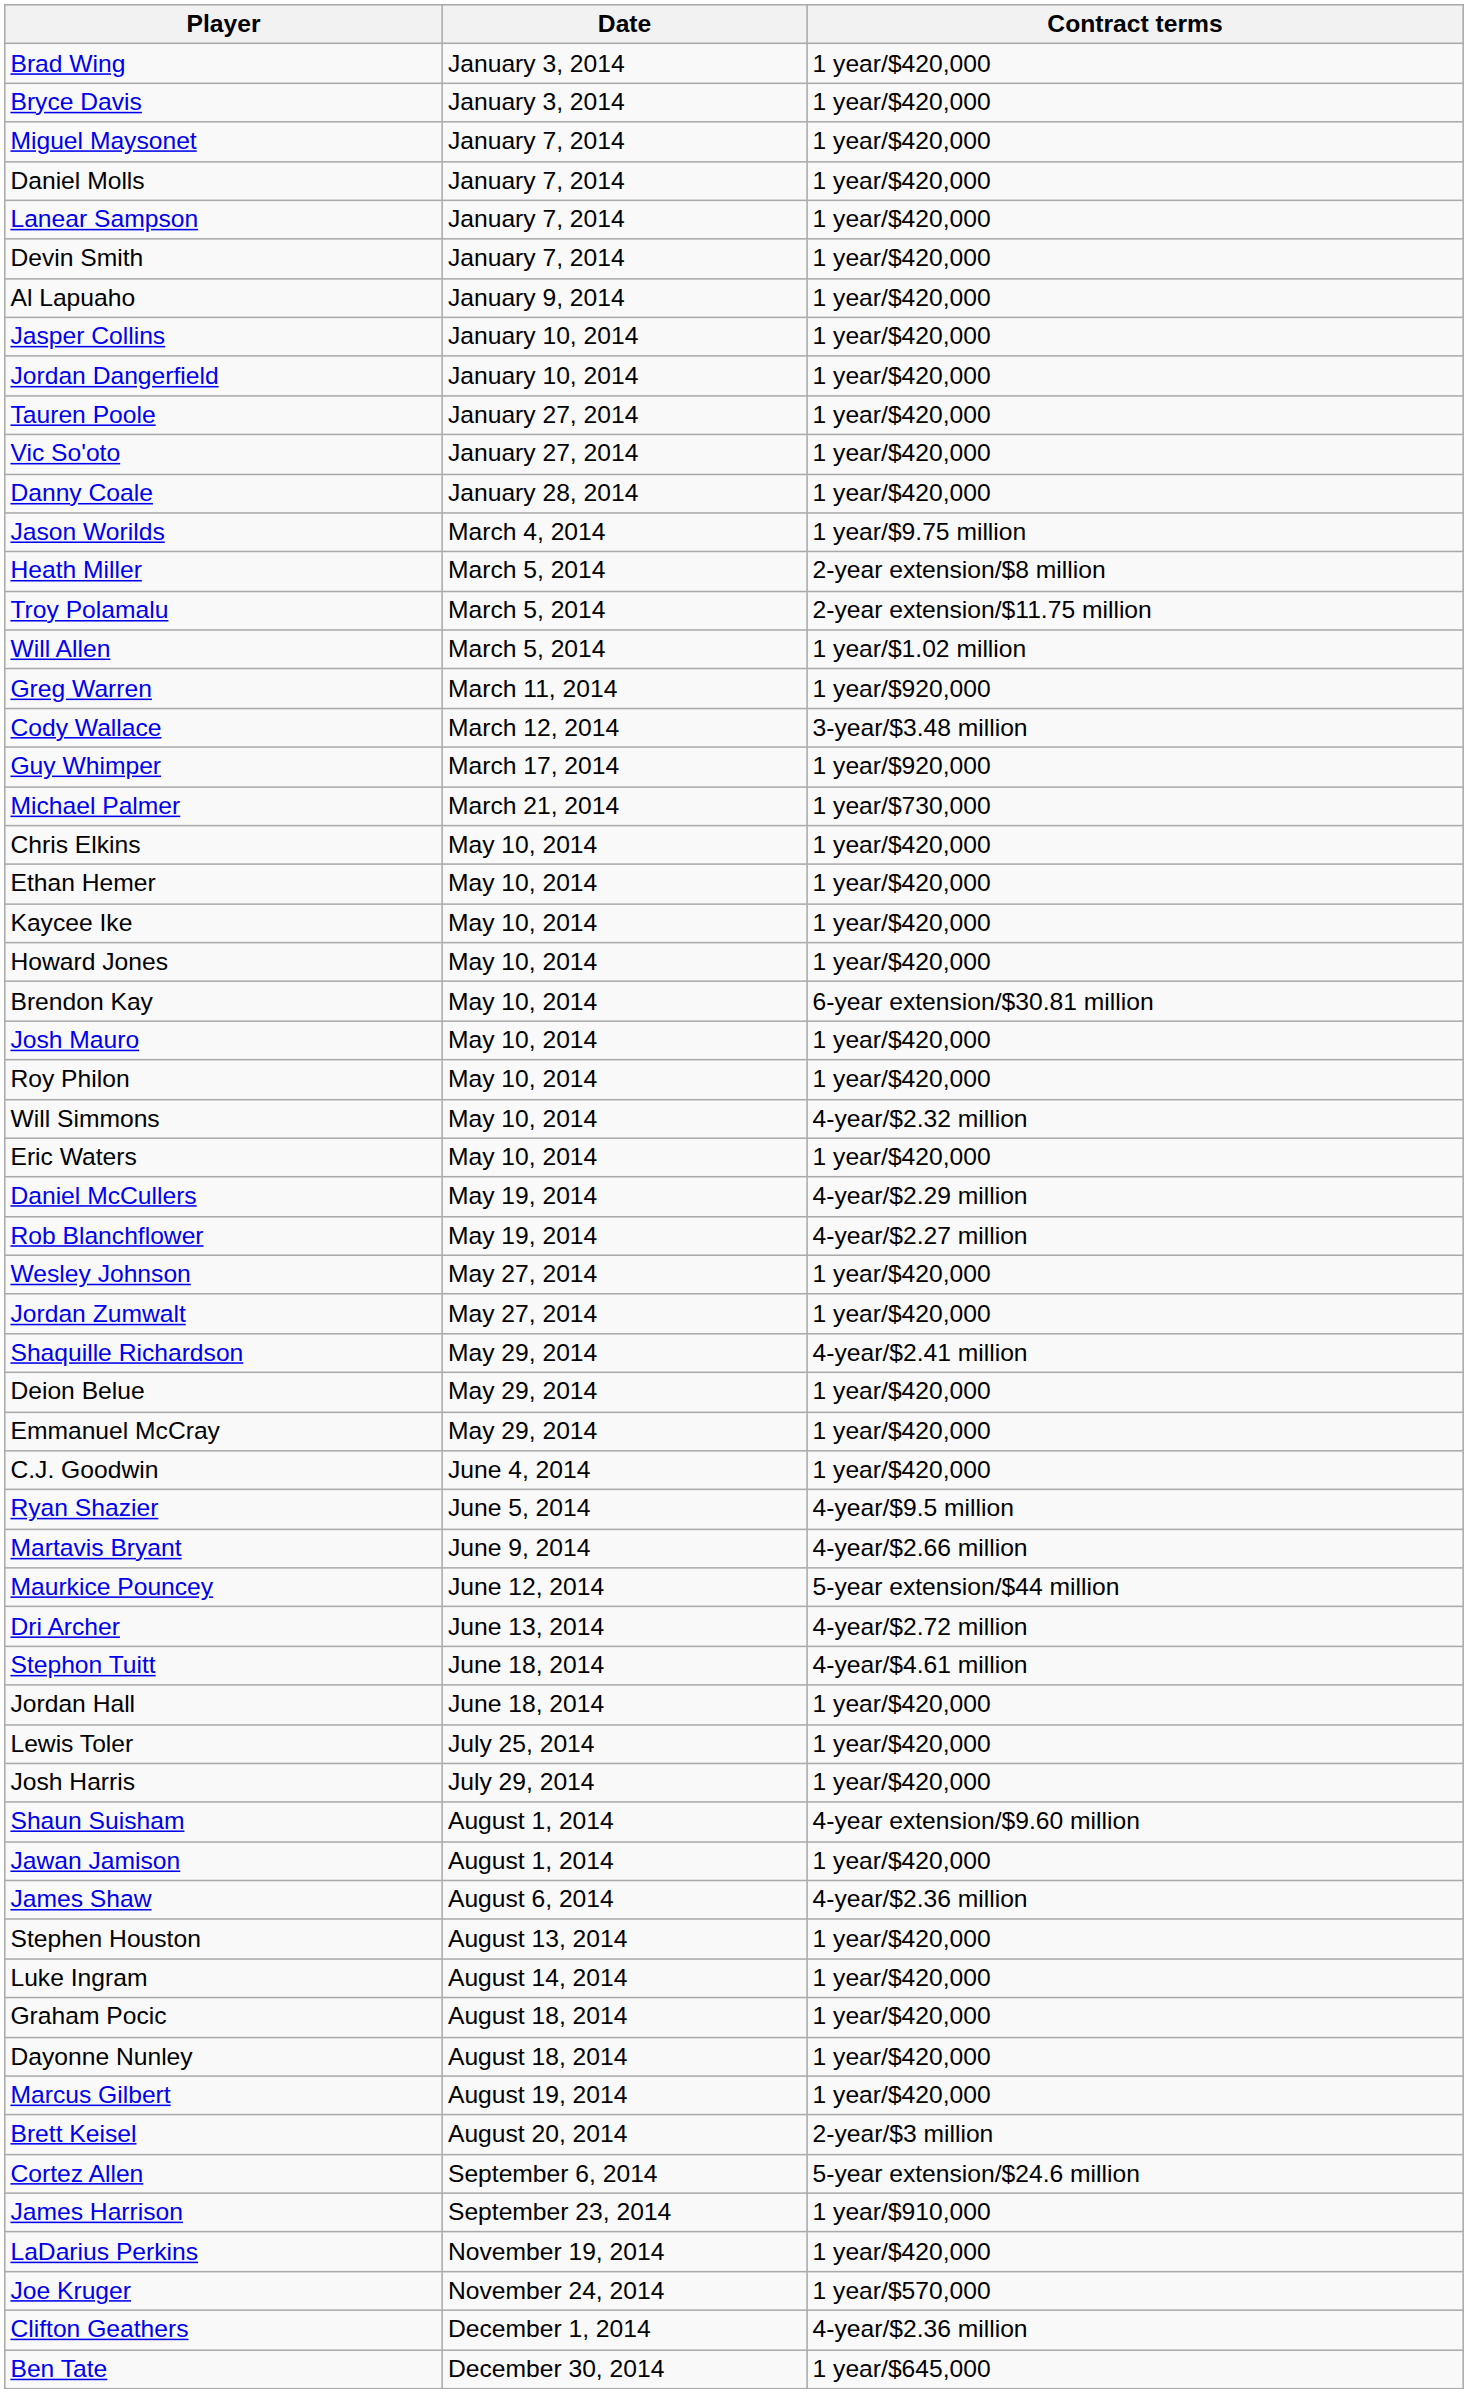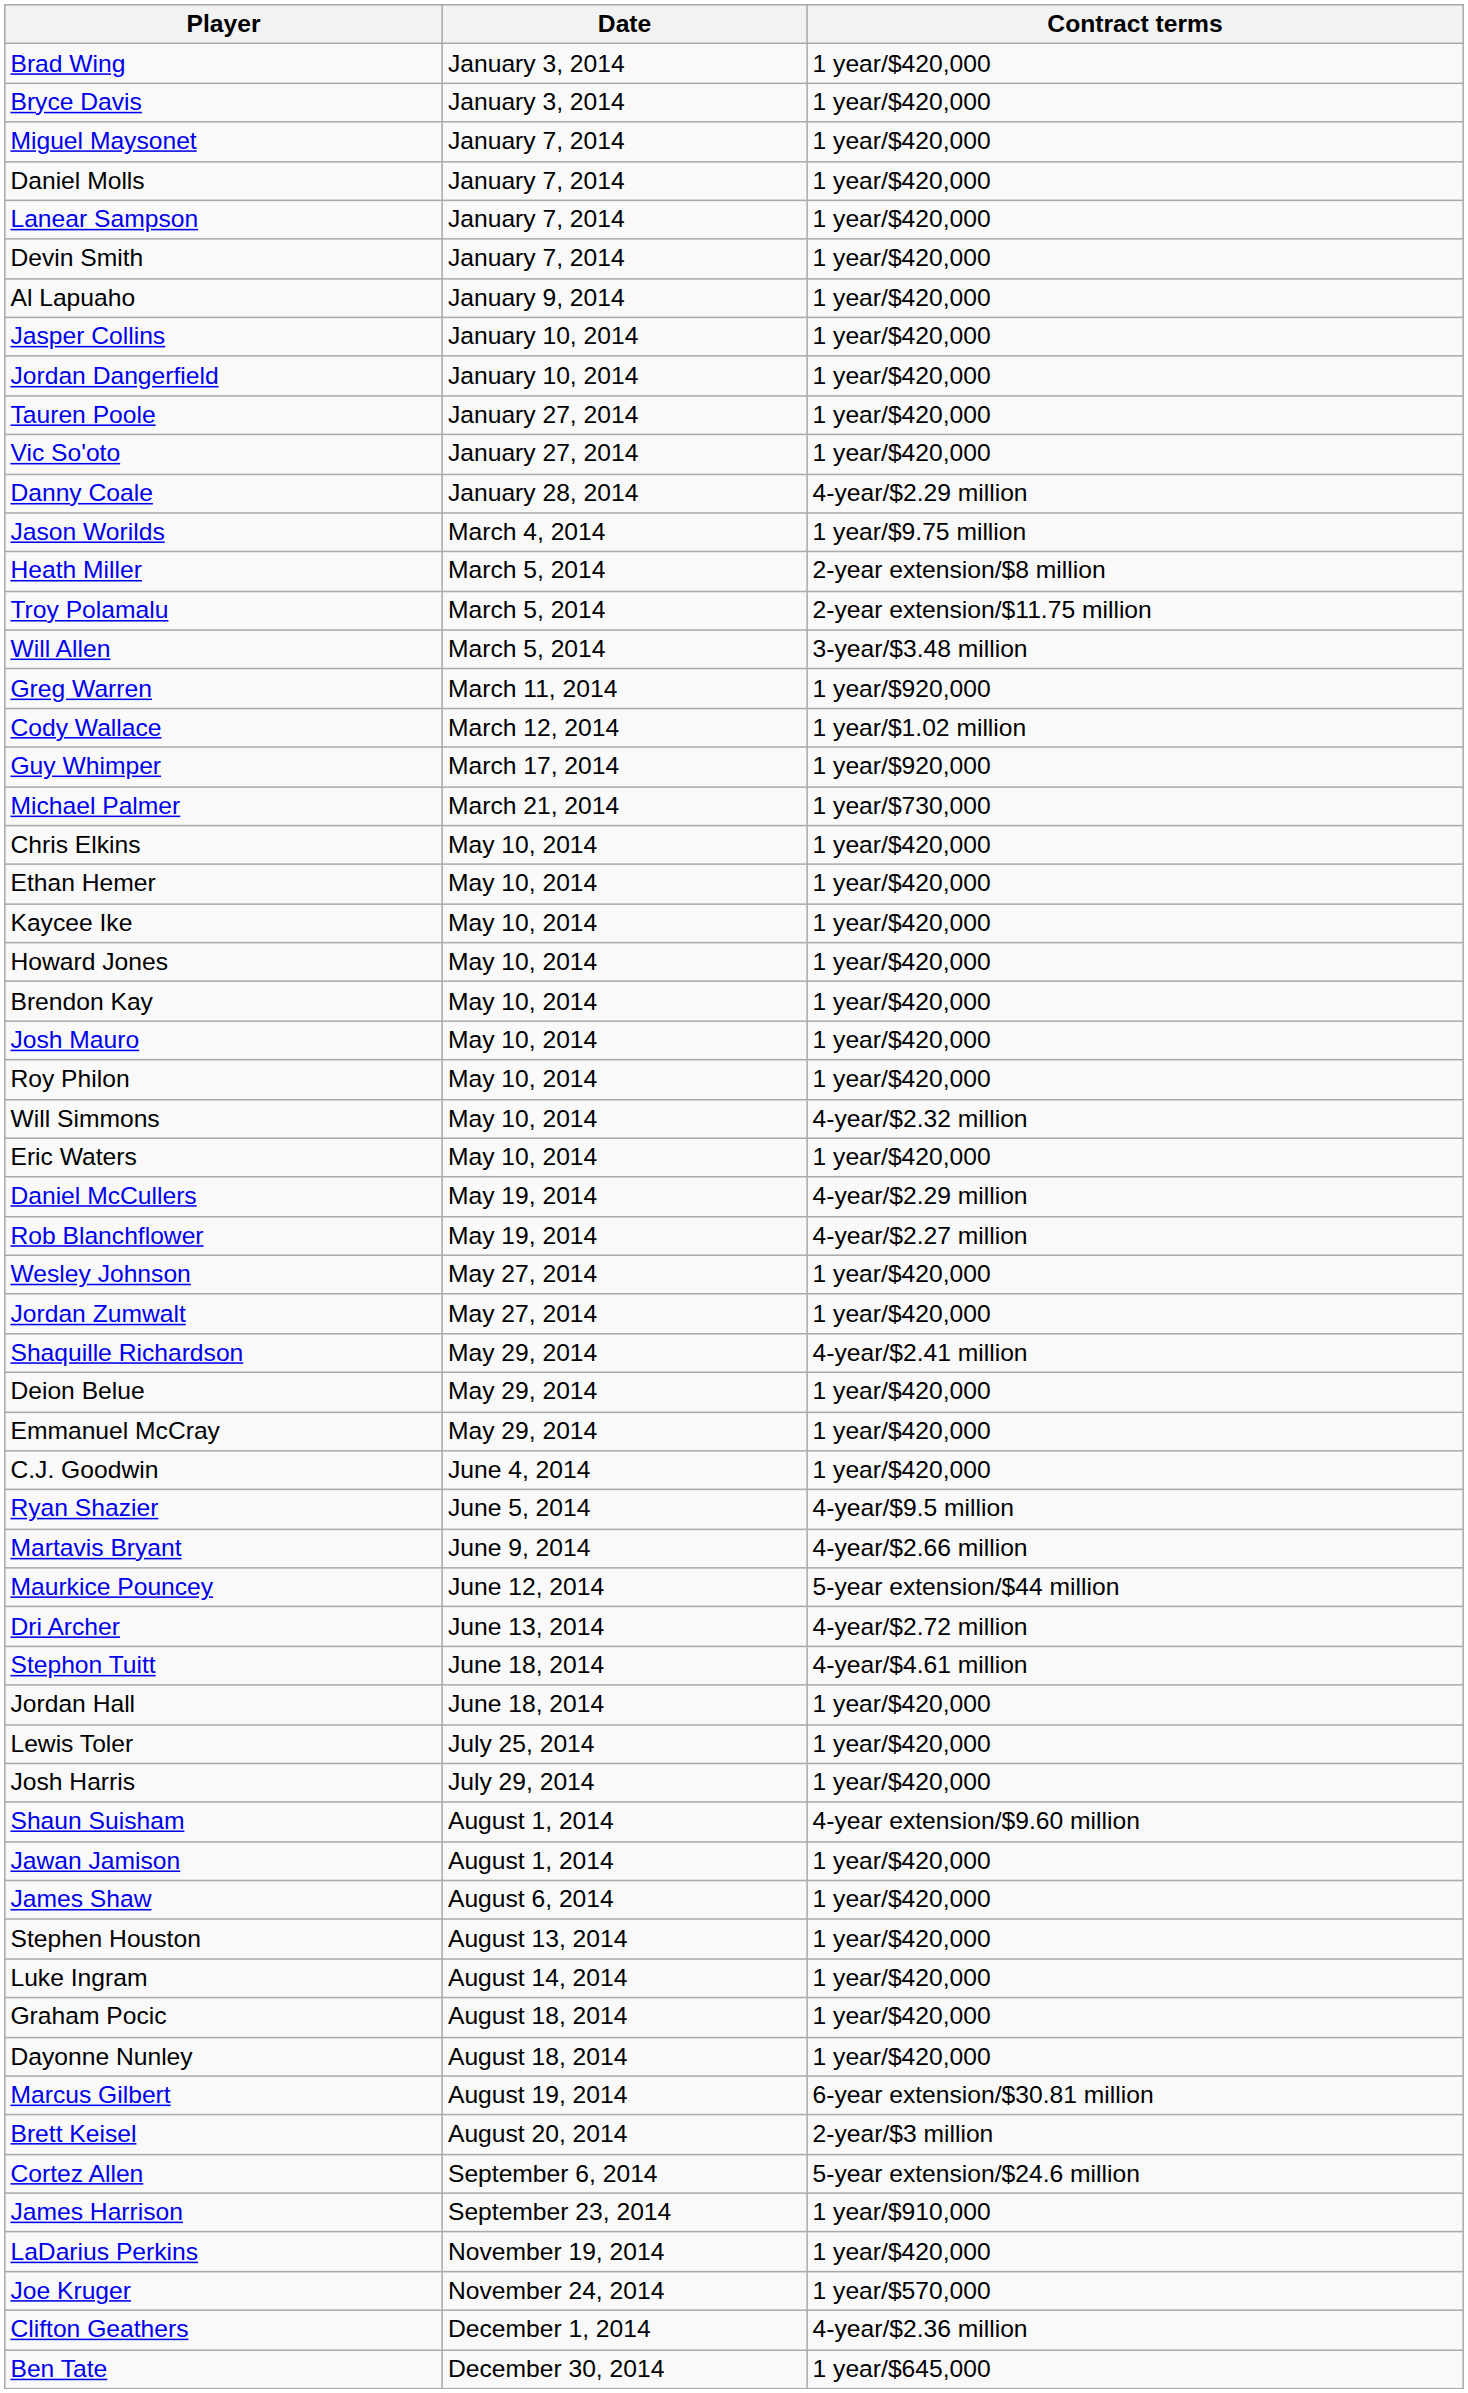(902, 492) 1 year/$420,000 -> (920, 492) 4-year/$2.29 million
(919, 649) 1 year/$1.02 million -> (920, 649) 3-year/$3.48 million
(920, 727) 3-year/$3.48 million -> (919, 727) 1 year/$1.02 million
(983, 1000) 6-year extension/$30.81 million -> (902, 1000) 1 year/$420,000
(920, 1899) 4-year/$2.36 million -> (902, 1899) 1 year/$420,000
(902, 2095) 1 year/$420,000 -> (983, 2095) 6-year extension/$30.81 million
